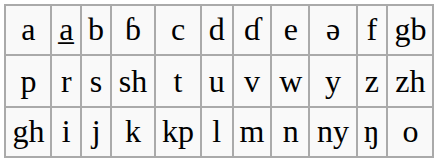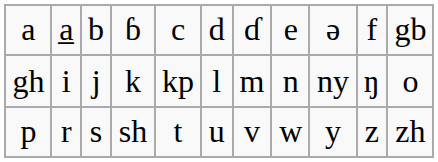rows swapped: (28, 131) <-> (28, 80)
